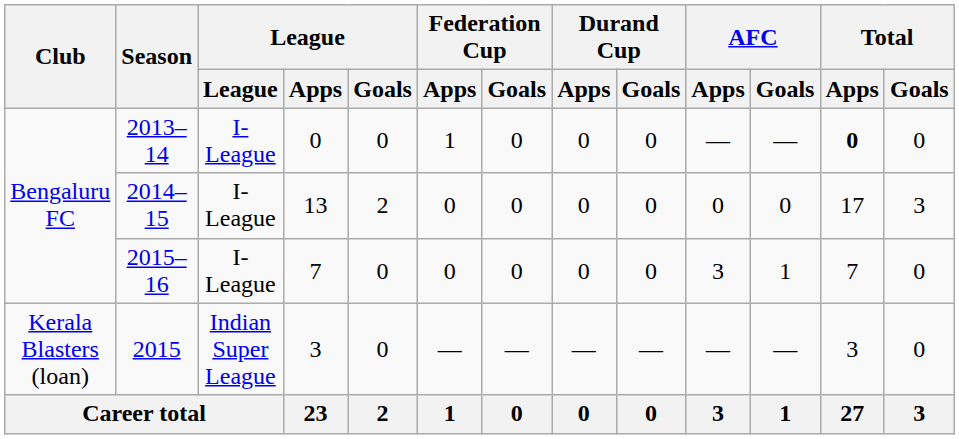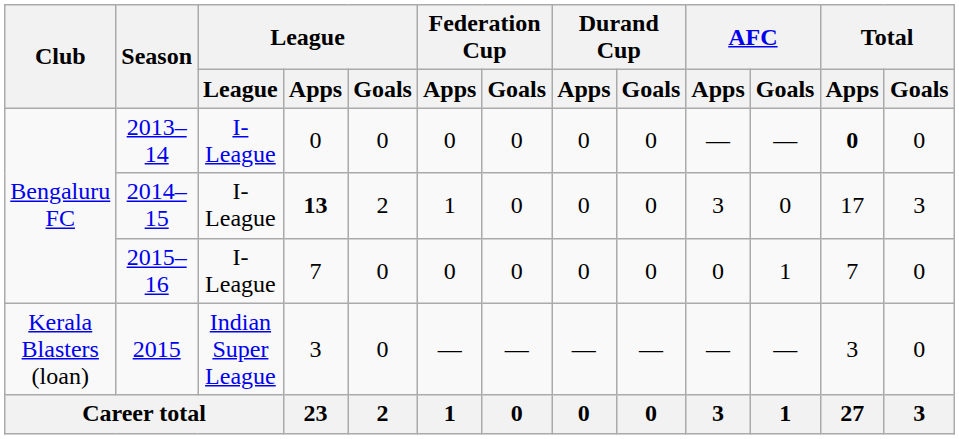(450, 140) 1 -> (450, 140) 0
(315, 205) normal -> (315, 205) bold
(450, 205) 0 -> (450, 205) 1
(718, 205) 0 -> (718, 205) 3
(718, 270) 3 -> (718, 270) 0
